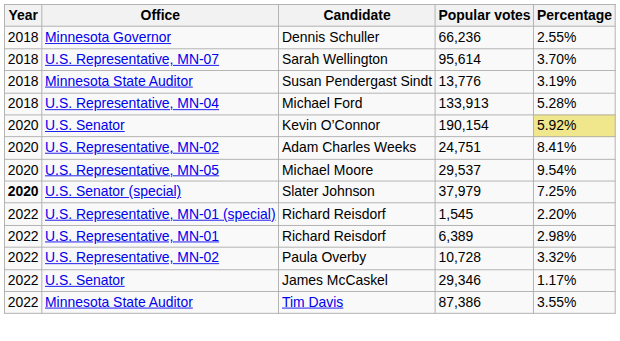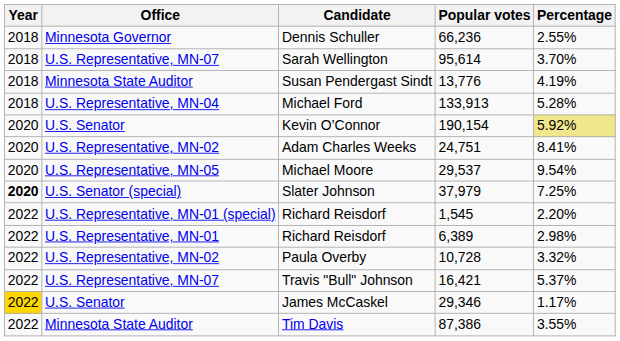(557, 81) 3.19% -> (557, 81) 4.19%
+ row: (347, 280)
(23, 280) no background -> (23, 302) gold background
